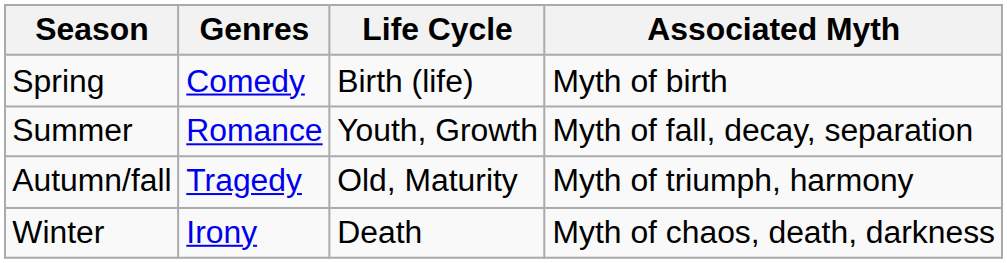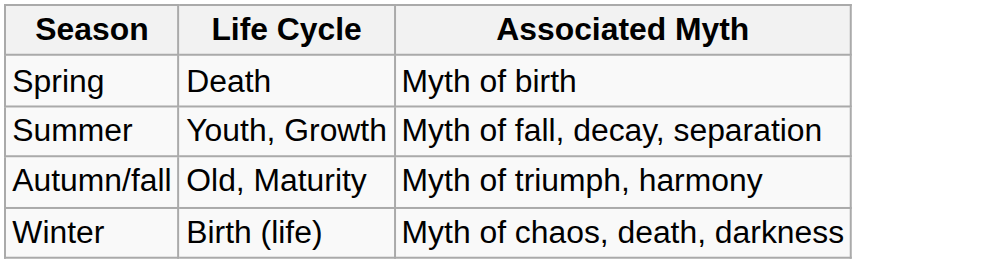- column: (254, 29)
(405, 80) Birth (life) -> (229, 80) Death
(380, 231) Death -> (254, 231) Birth (life)
